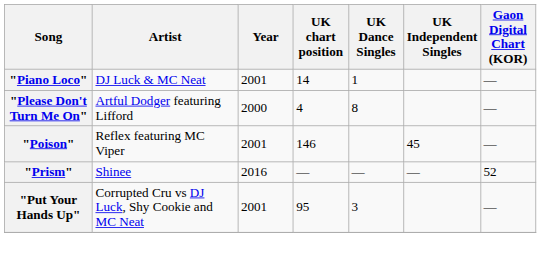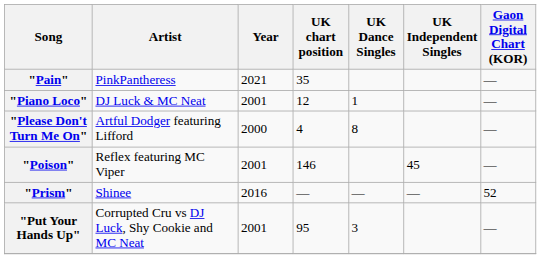+ row: (48, 79)
(303, 79) 14 -> (303, 100) 12
